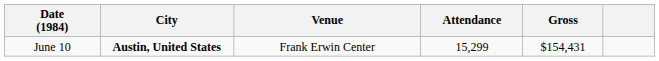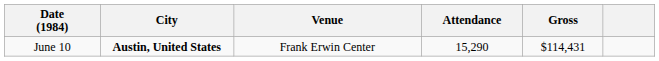(472, 46) 15,299 -> (472, 46) 15,290
(563, 46) $154,431 -> (563, 46) $114,431
